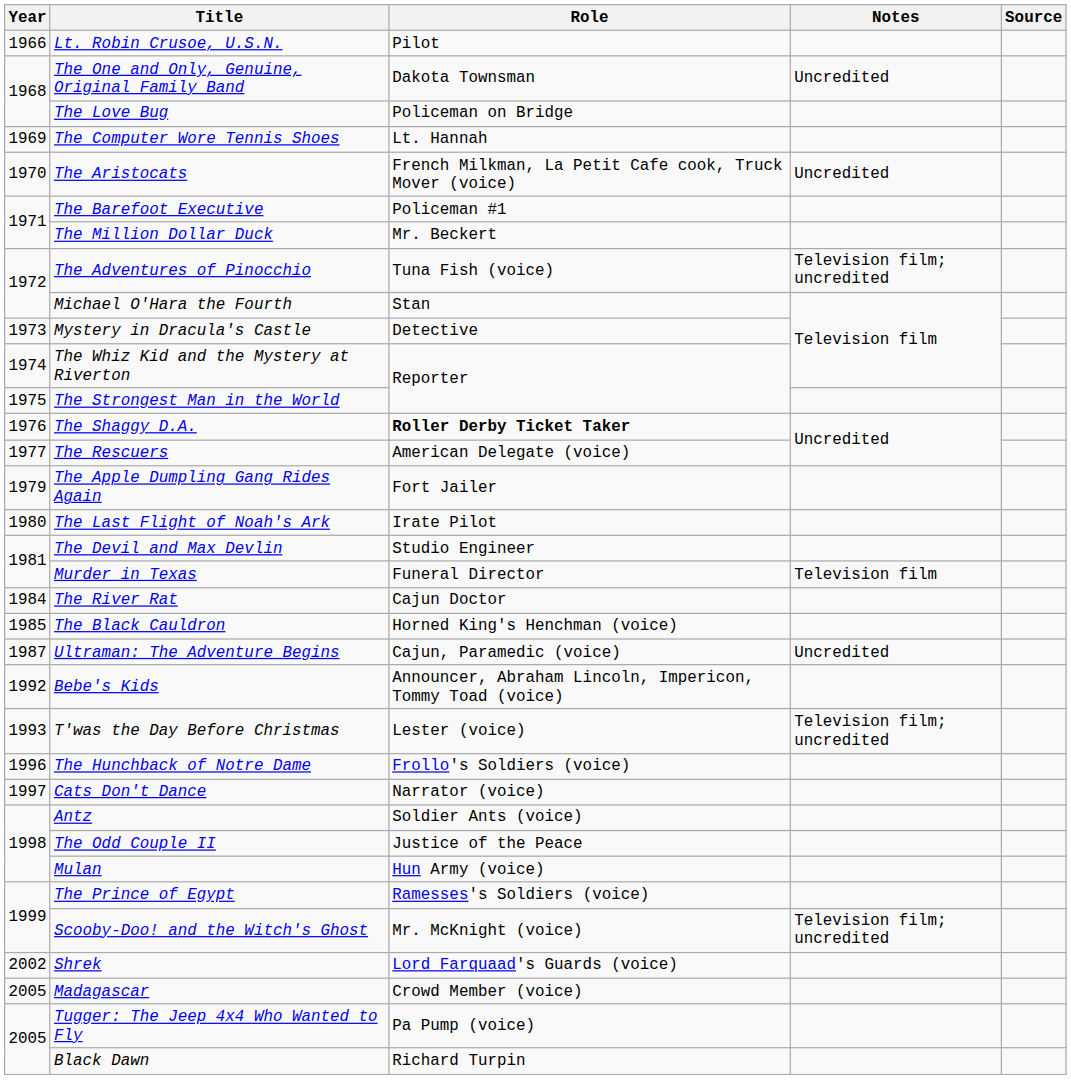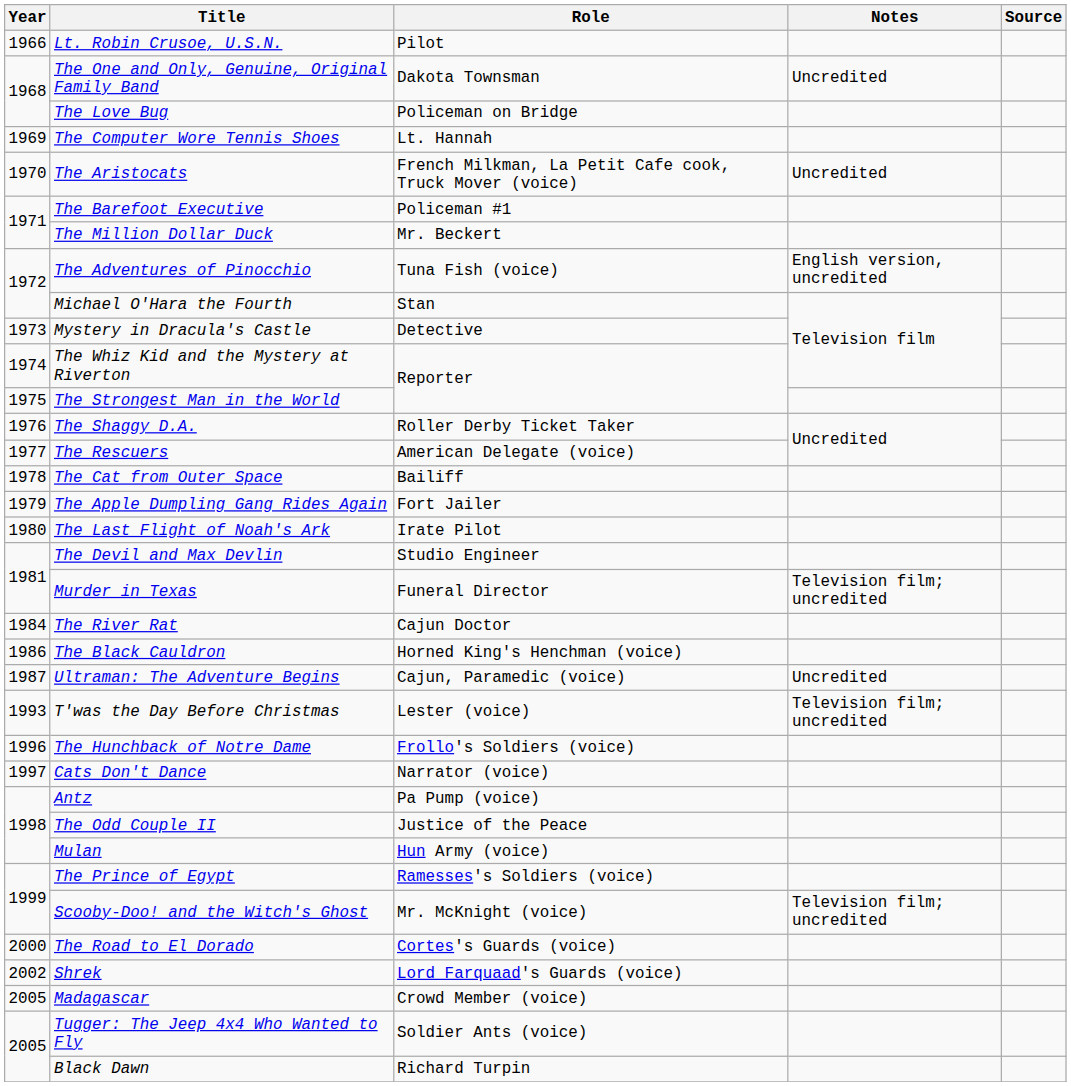(870, 270) Television film; uncredited -> (868, 270) English version, uncredited
(511, 427) bold -> (516, 427) normal
+ row: (168, 478)
(866, 574) Television film -> (868, 591) Television film; uncredited
(27, 626) 1985 -> (27, 652) 1986
- row: (106, 687)
(487, 818) Soldier Ants (voice) -> (468, 799) Pa Pump (voice)
+ row: (154, 947)
(464, 1026) Pa Pump (voice) -> (492, 1034) Soldier Ants (voice)
